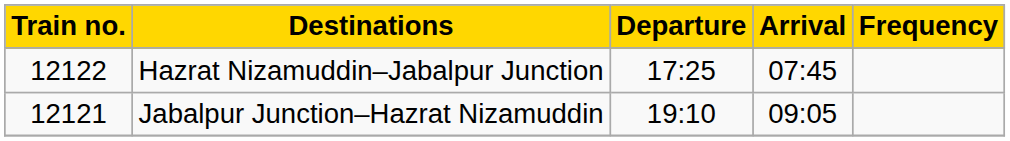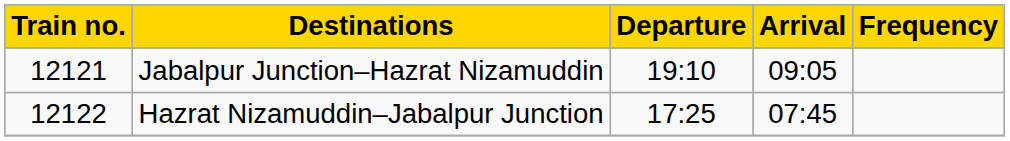rows swapped: (371, 113) <-> (371, 69)
